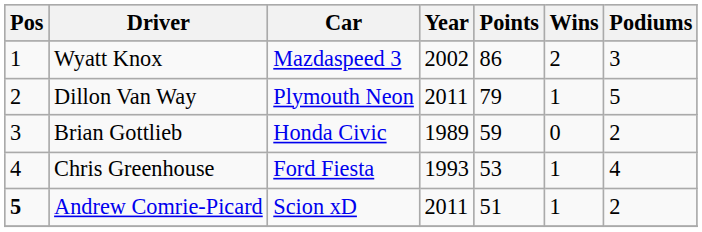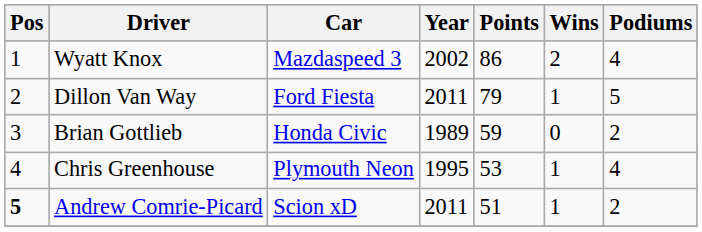(615, 59) 3 -> (615, 59) 4
(344, 96) Plymouth Neon -> (324, 96) Ford Fiesta
(324, 169) Ford Fiesta -> (344, 169) Plymouth Neon
(447, 169) 1993 -> (447, 169) 1995
